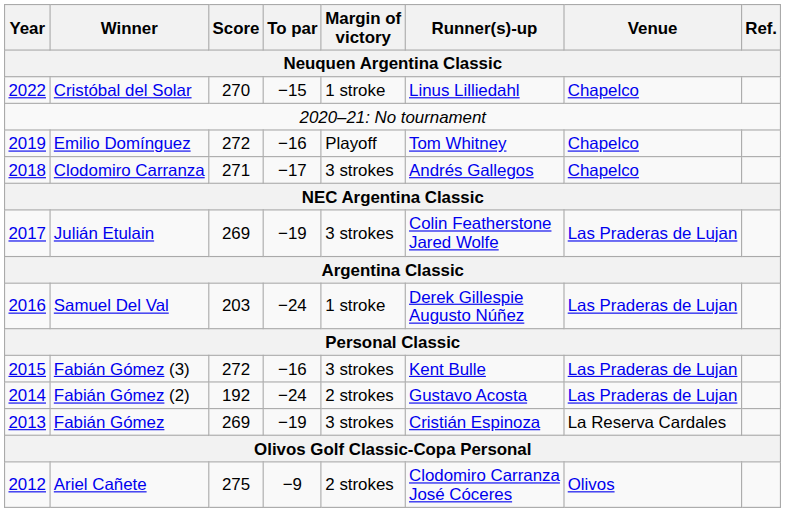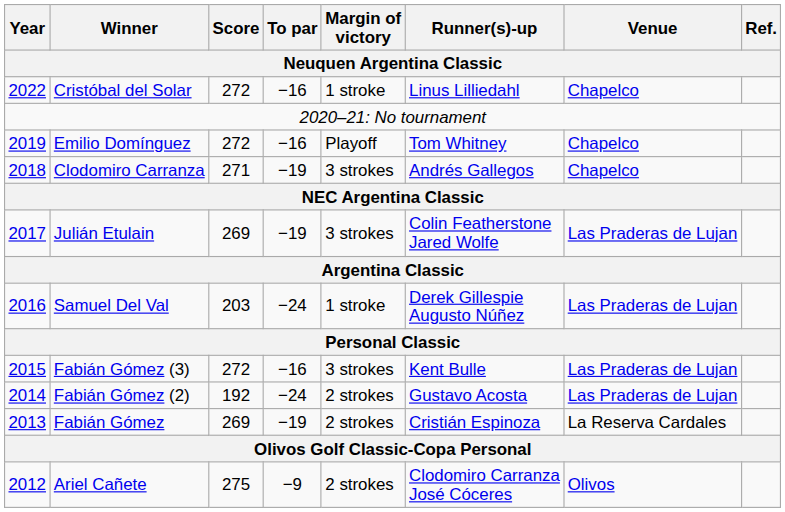(236, 90) 270 -> (236, 90) 272
(292, 90) −15 -> (292, 90) −16
(292, 171) −17 -> (292, 171) −19
(360, 422) 3 strokes -> (360, 422) 2 strokes
